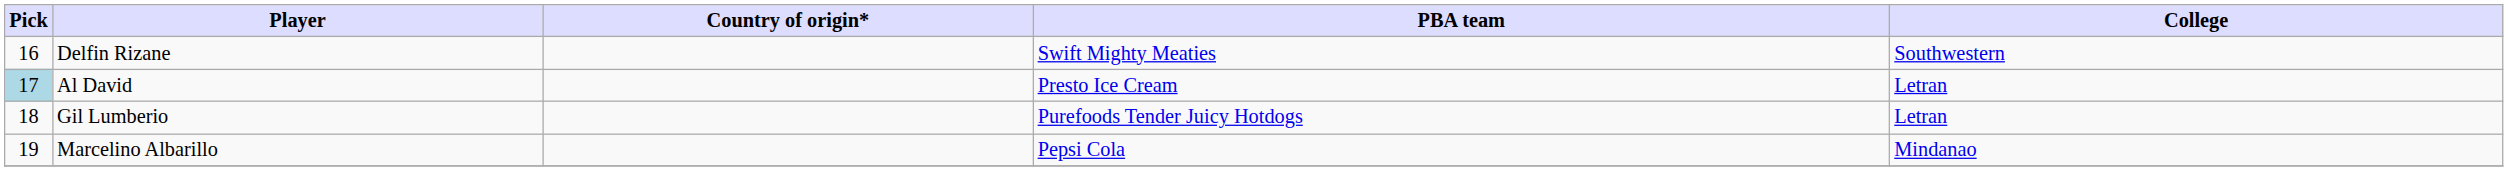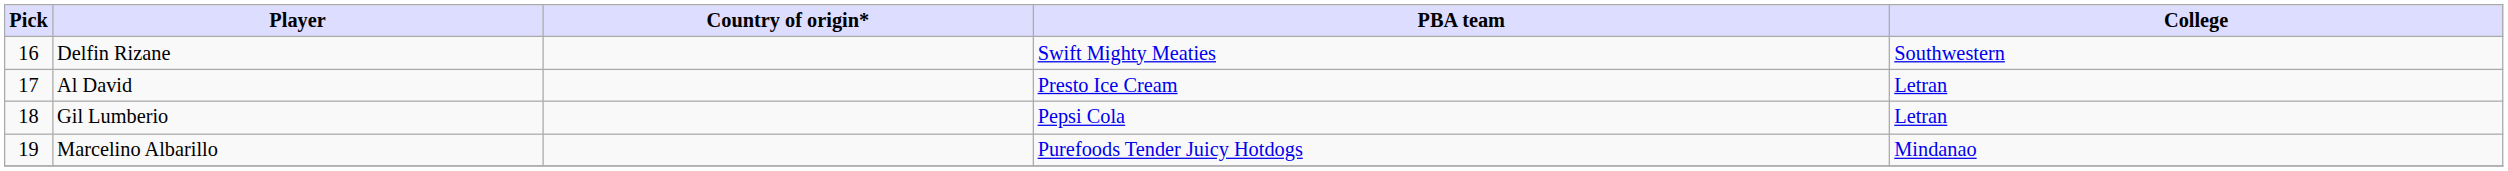(29, 85) lightblue background -> (29, 85) no background
(1170, 117) Purefoods Tender Juicy Hotdogs -> (1081, 117) Pepsi Cola
(1081, 149) Pepsi Cola -> (1170, 149) Purefoods Tender Juicy Hotdogs
